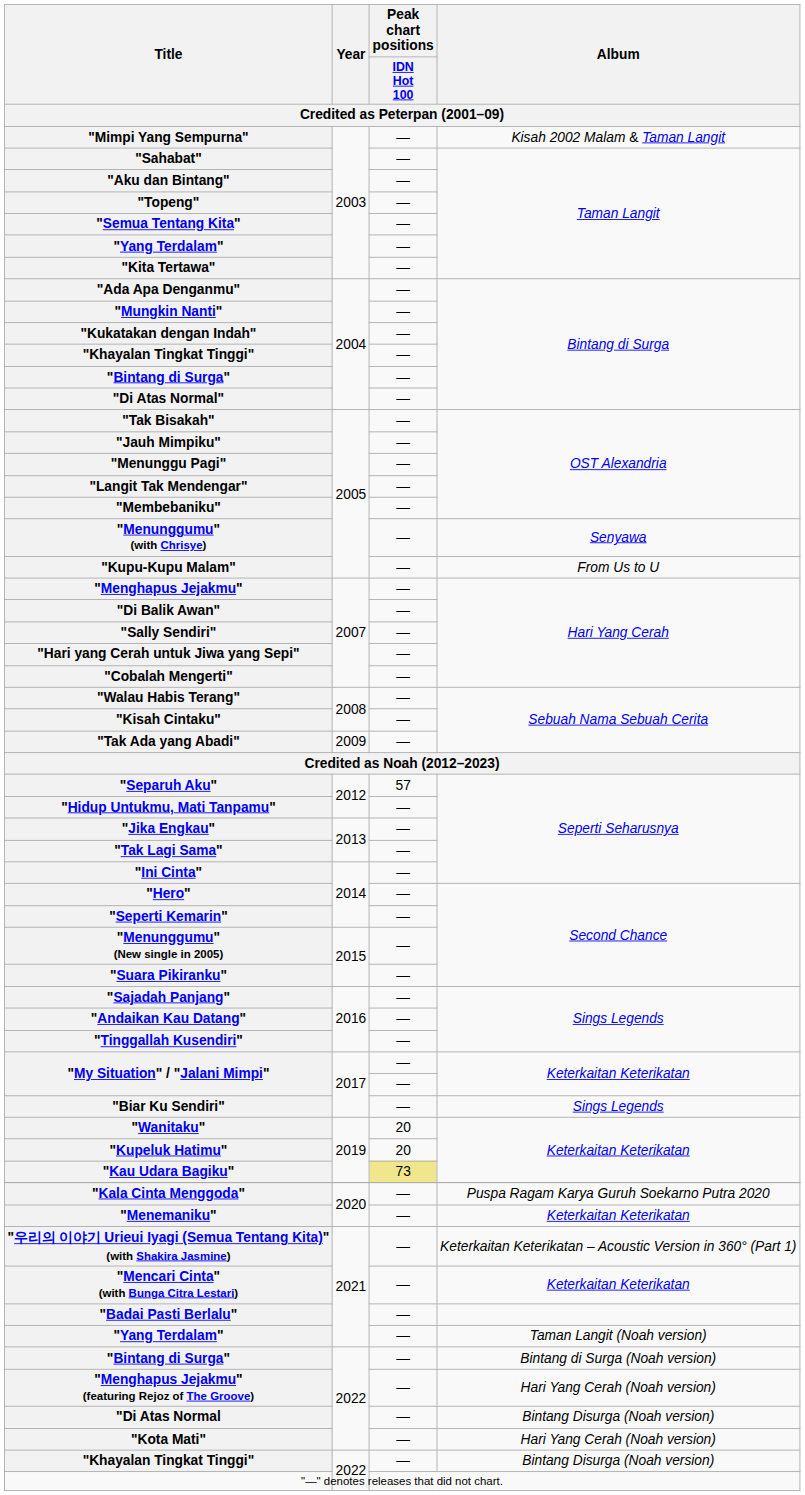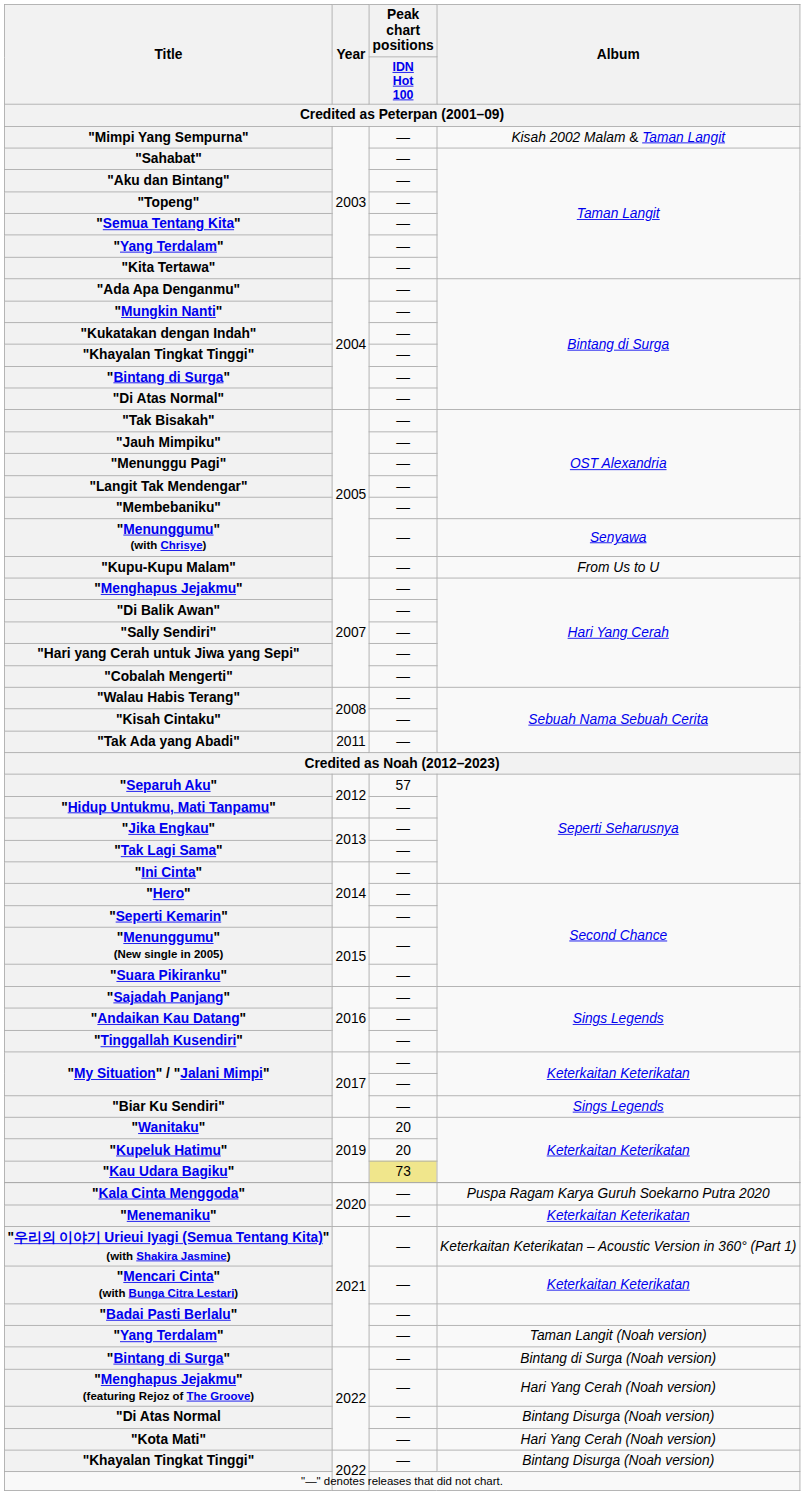(351, 741) 2009 -> (351, 741) 2011
